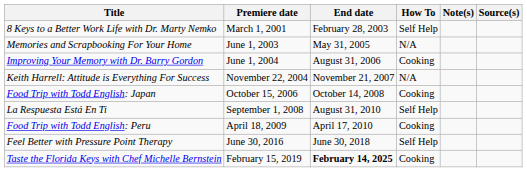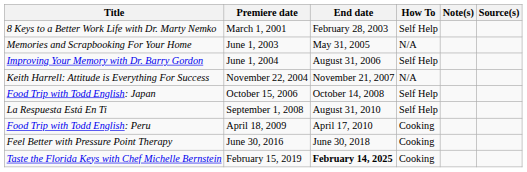(417, 61) Cooking -> (418, 61) Self Help
(417, 93) Cooking -> (418, 93) Self Help
(418, 142) Self Help -> (417, 142) Cooking
